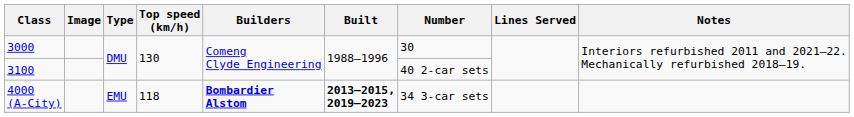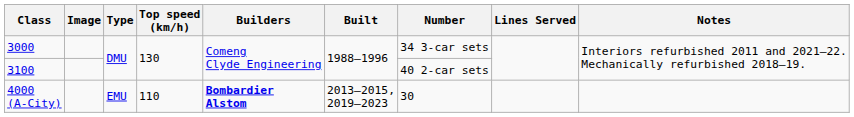(407, 47) 30 -> (445, 47) 34 3-car sets
(149, 96) 118 -> (149, 96) 110
(361, 96) bold -> (361, 96) normal
(445, 96) 34 3-car sets -> (407, 96) 30
